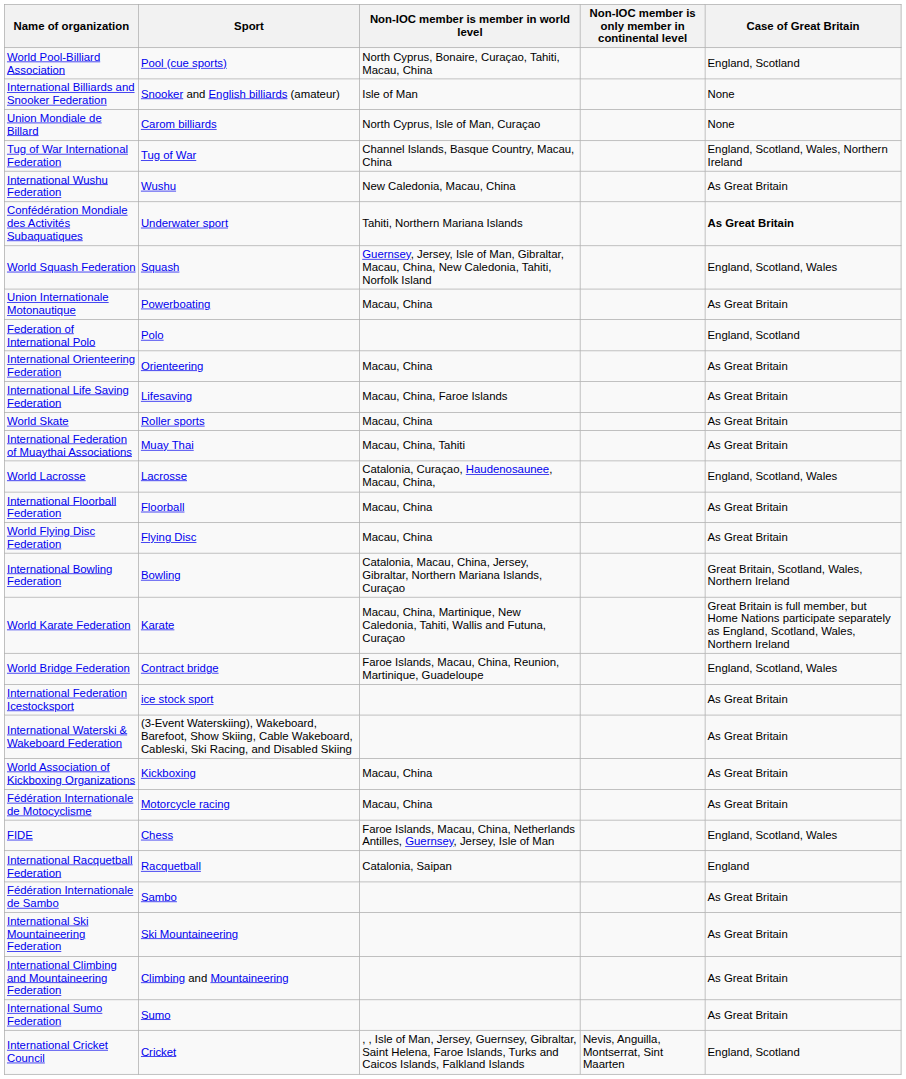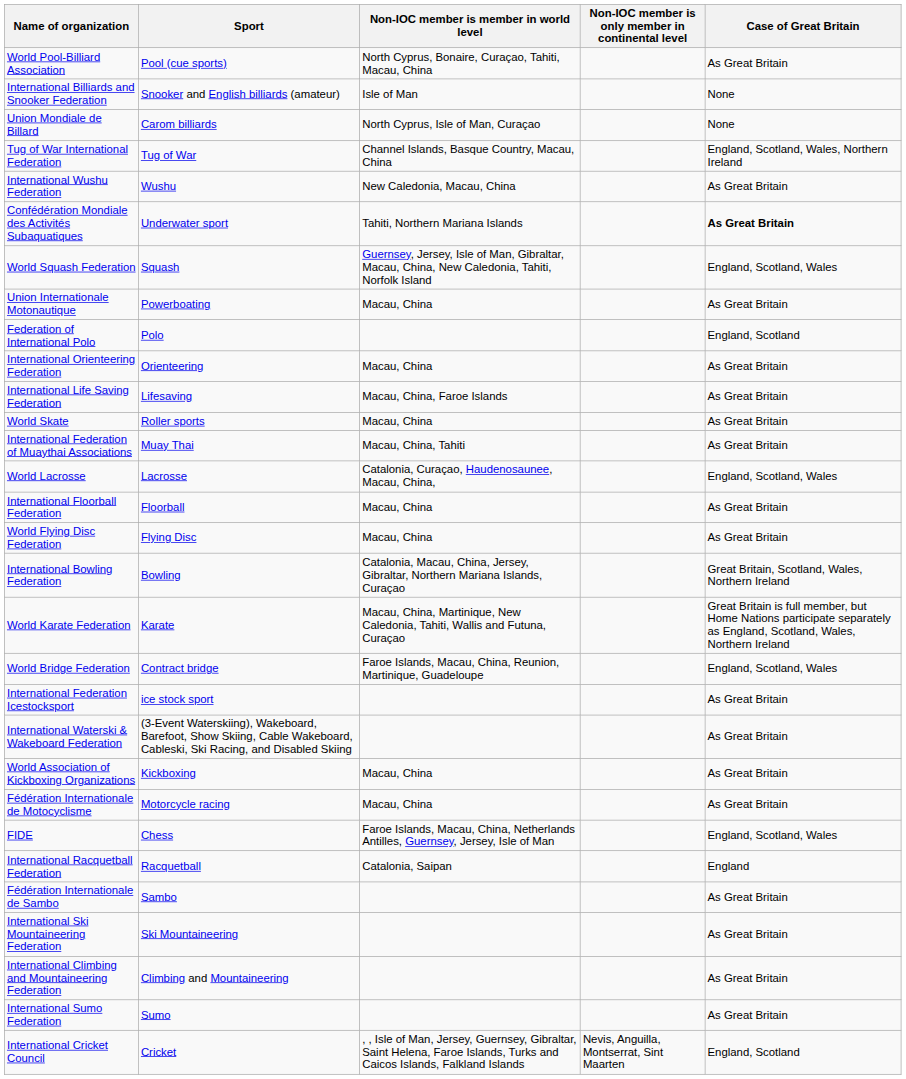(754, 63) England, Scotland -> (748, 63) As Great Britain
